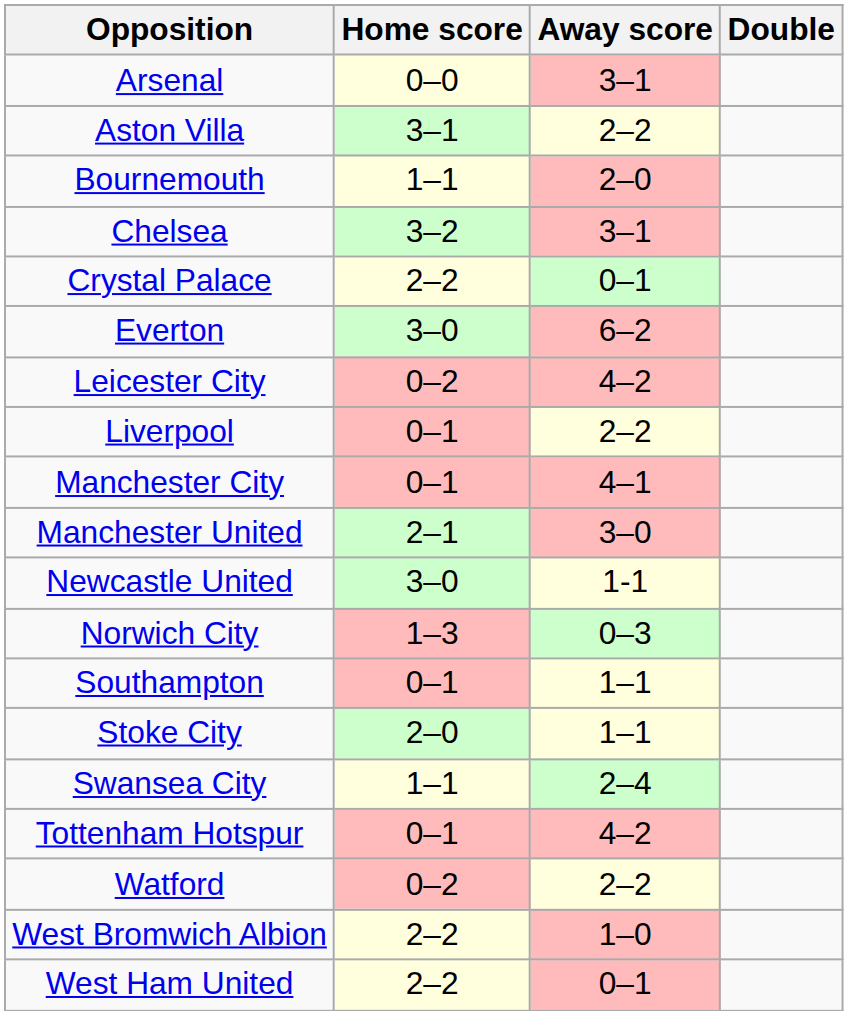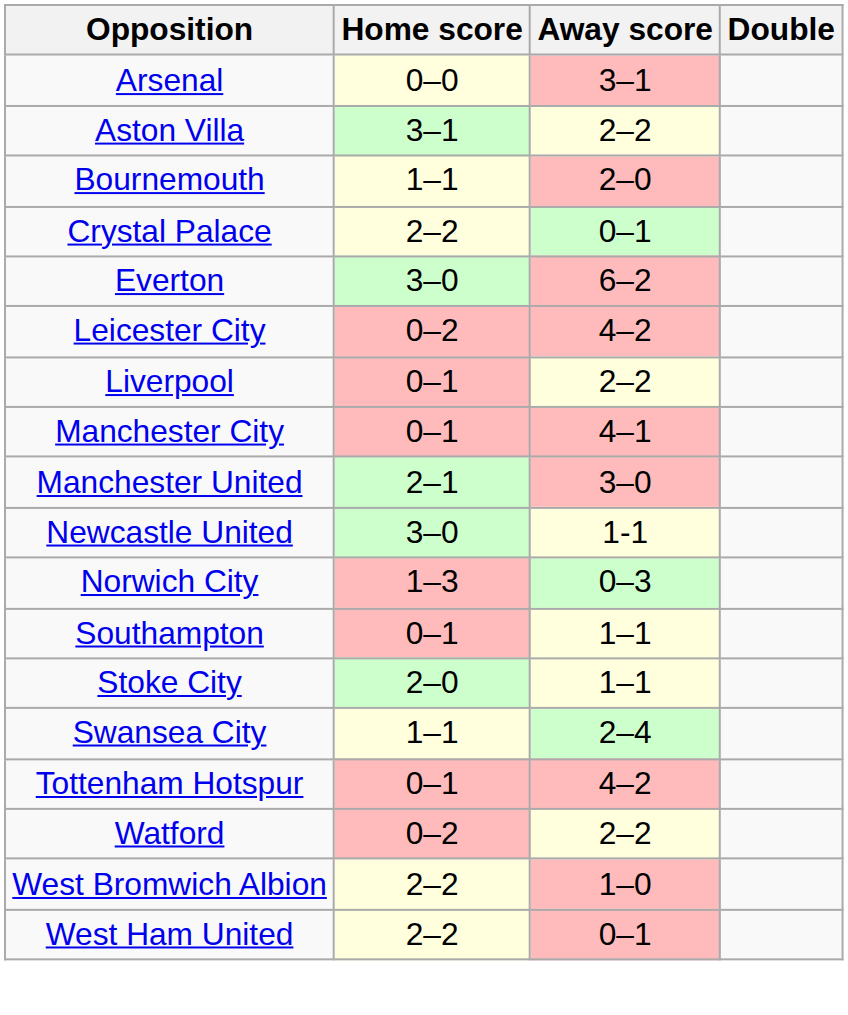- row: (170, 230)
